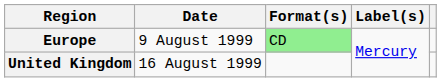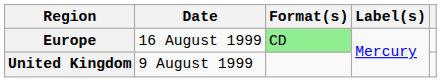(196, 40) 9 August 1999 -> (200, 40) 16 August 1999
(200, 64) 16 August 1999 -> (196, 64) 9 August 1999
